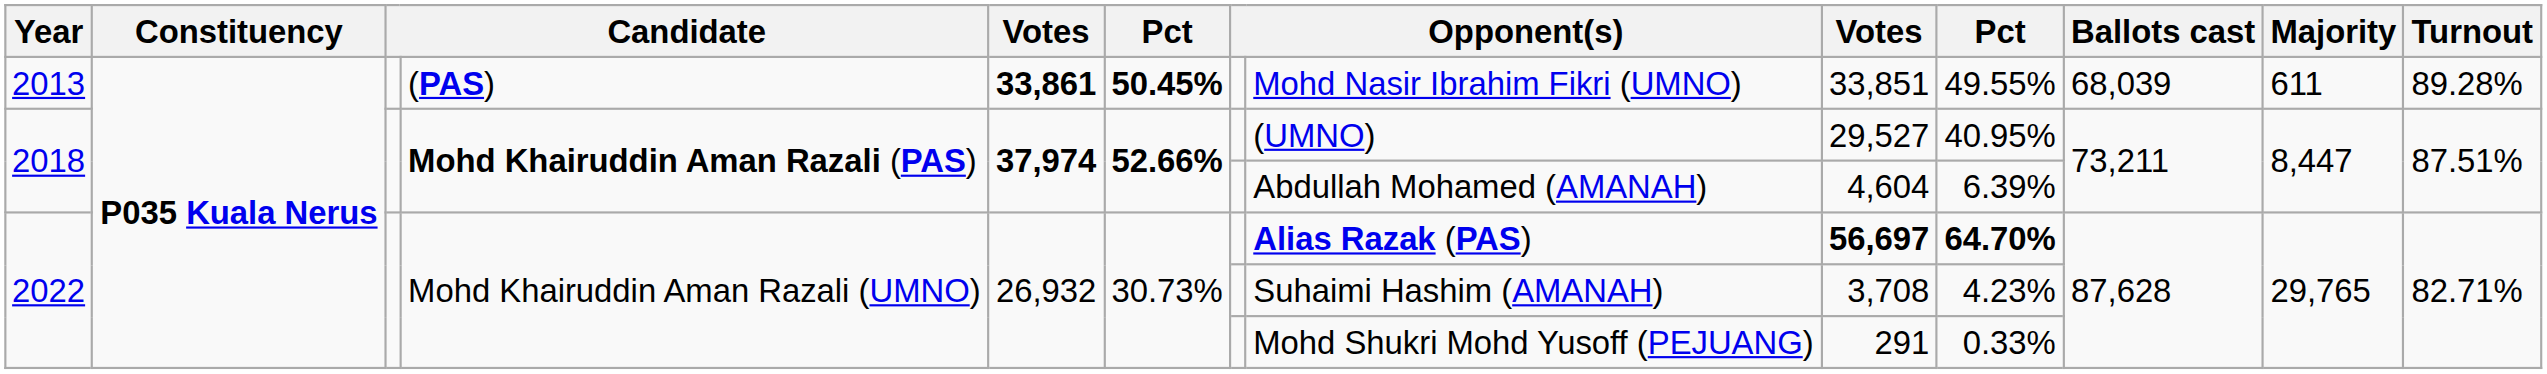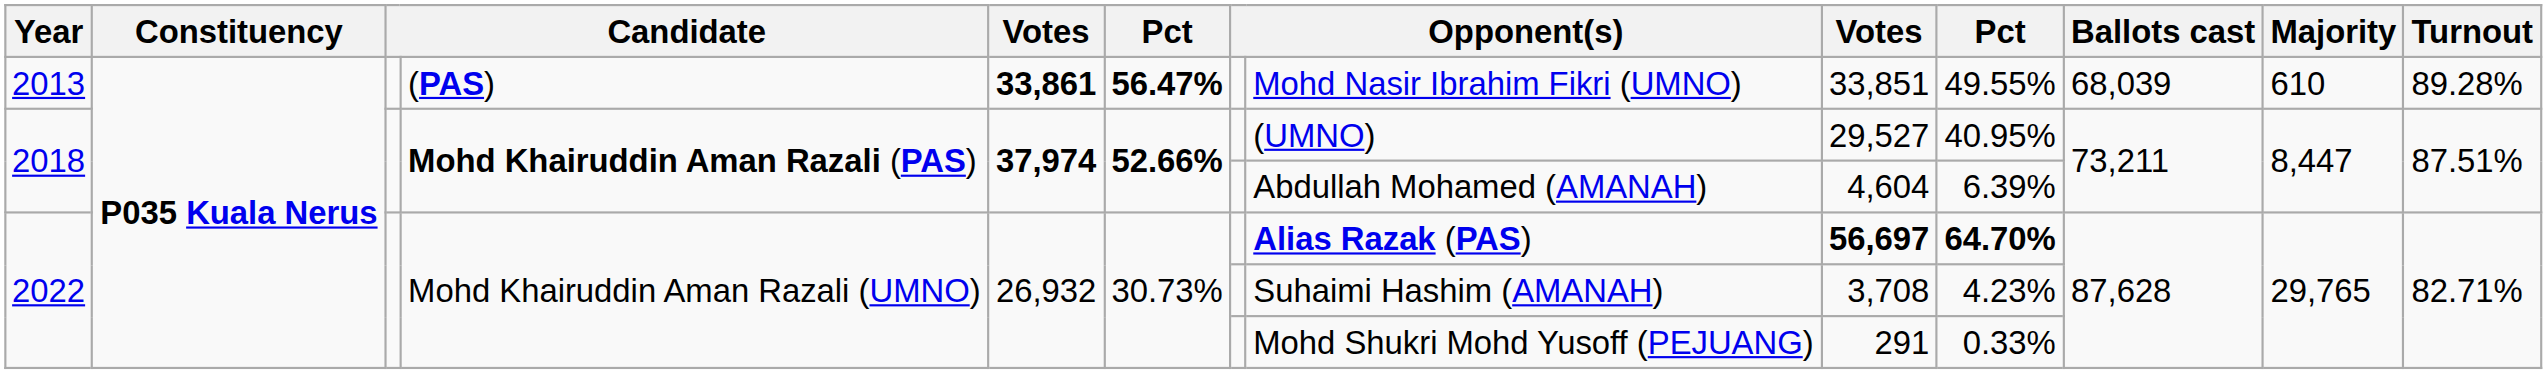(1167, 83) 50.45% -> (1167, 83) 56.47%
(2297, 83) 611 -> (2298, 83) 610
